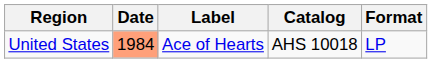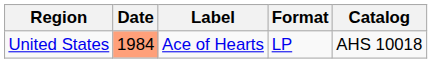columns swapped: (394, 17) <-> (315, 17)
